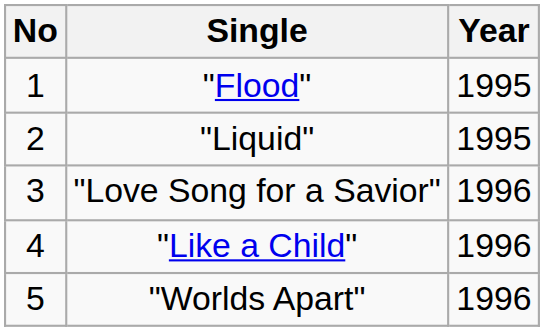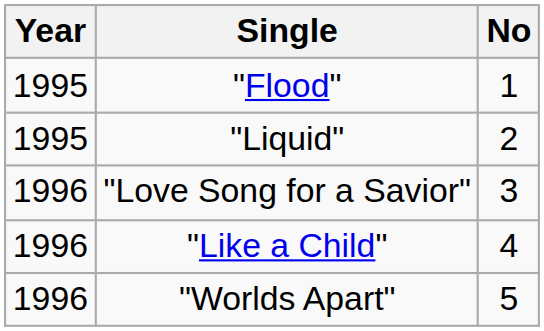columns swapped: (35, 31) <-> (494, 31)
